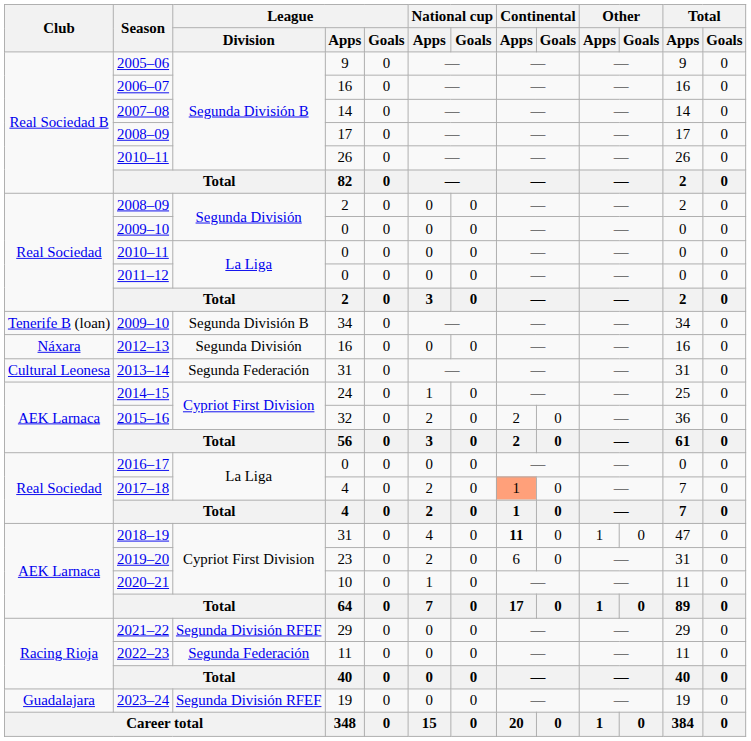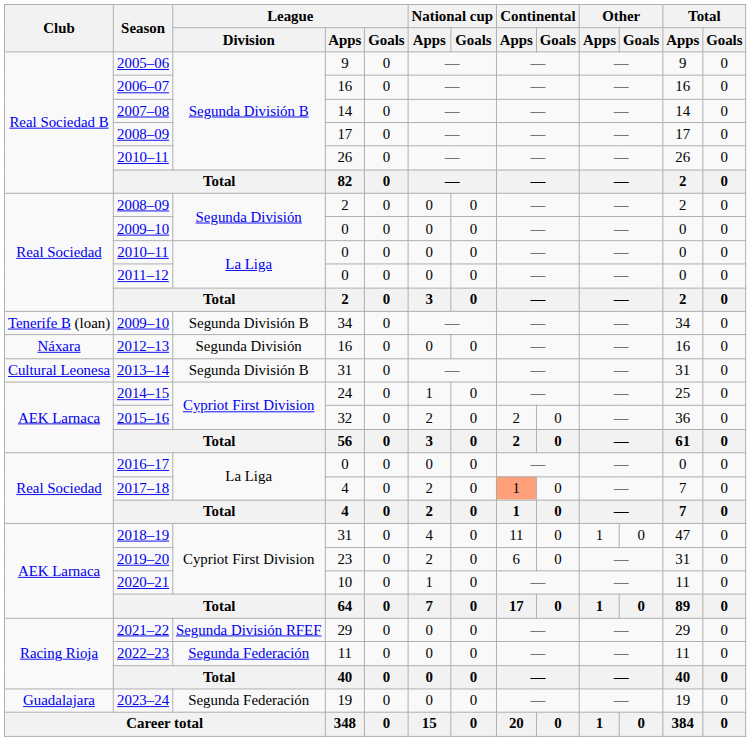(249, 370) Segunda Federación -> (249, 370) Segunda División B
(516, 535) bold -> (516, 535) normal
(249, 700) Segunda División RFEF -> (249, 700) Segunda Federación
